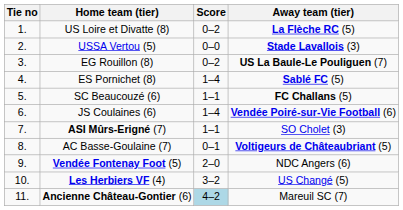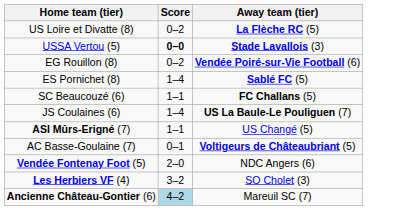- column: (22, 12)
(211, 46) normal -> (175, 46) bold
(313, 63) US La Baule-Le Pouliguen (7) -> (278, 63) Vendée Poiré-sur-Vie Football (6)
(313, 113) Vendée Poiré-sur-Vie Football (6) -> (278, 113) US La Baule-Le Pouliguen (7)
(313, 130) SO Cholet (3) -> (278, 130) US Changé (5)
(313, 180) US Changé (5) -> (278, 180) SO Cholet (3)
